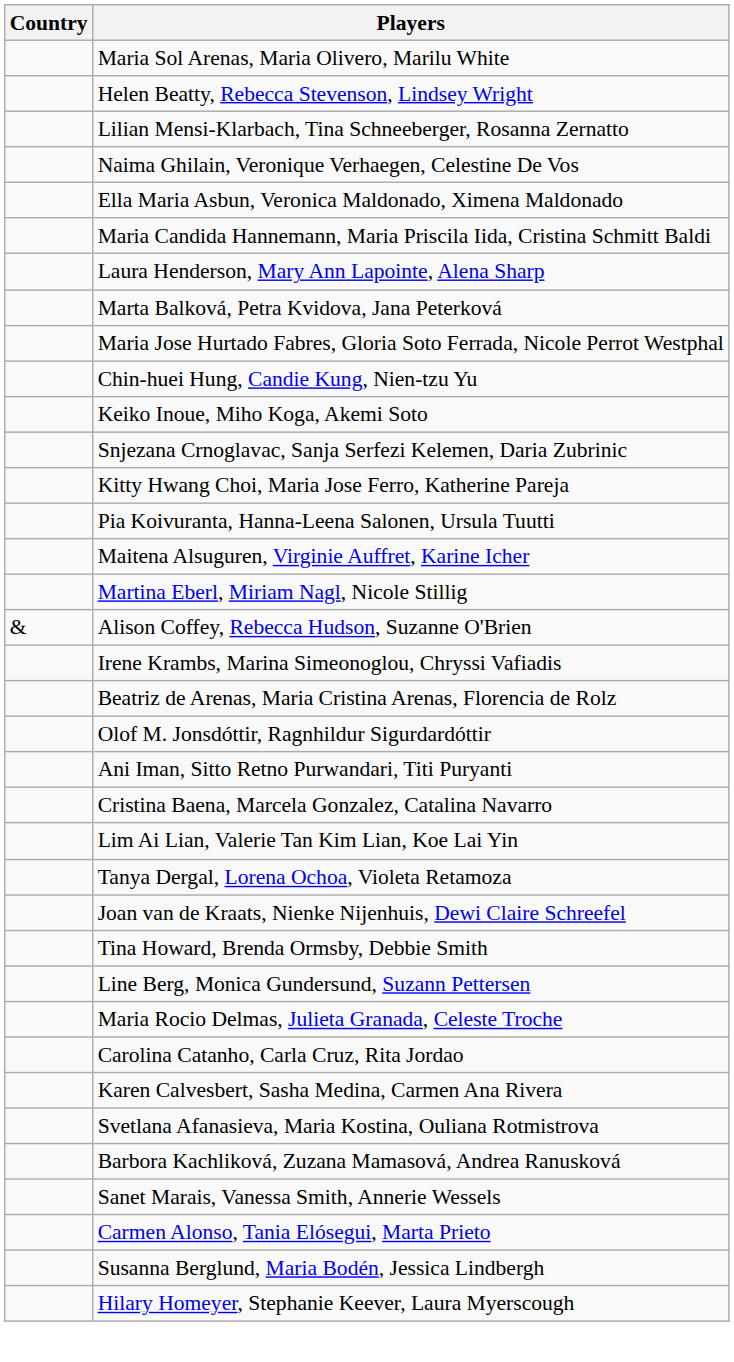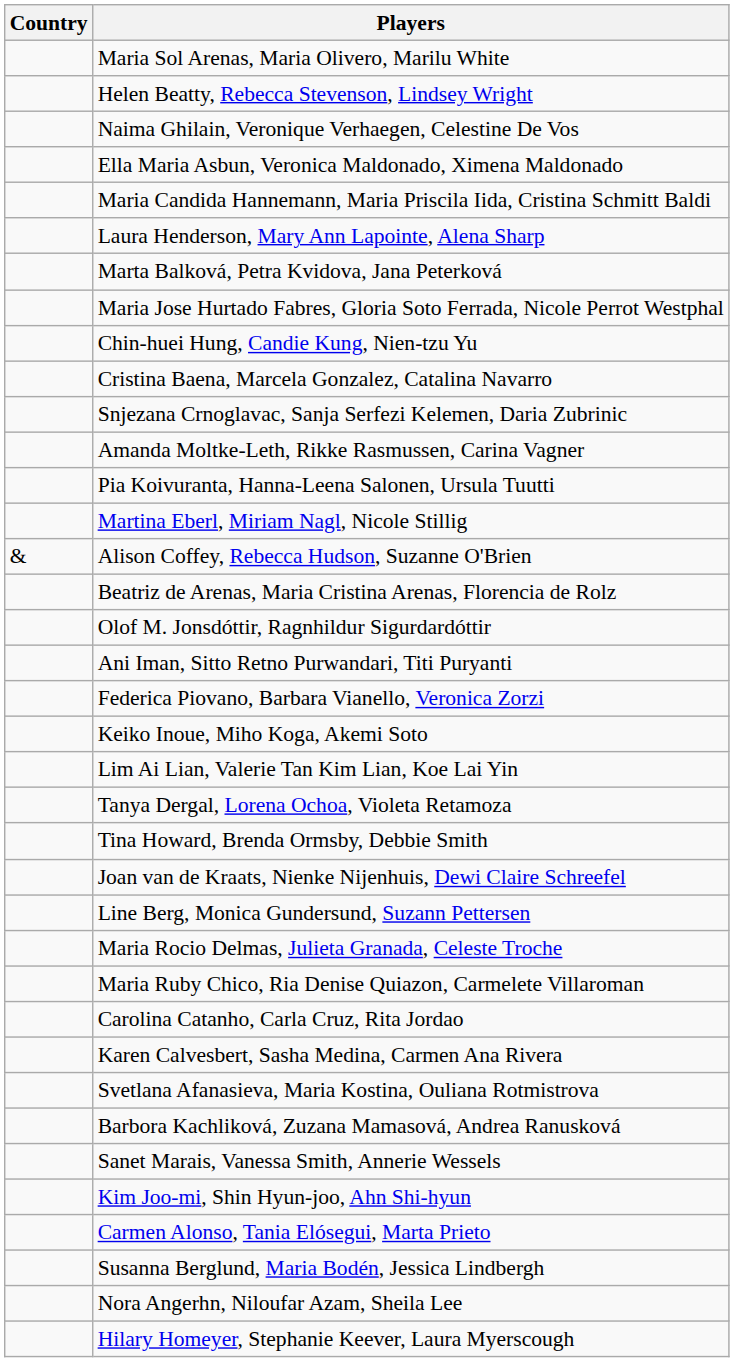- row: (363, 129)
rows swapped: (325, 805) <-> (263, 413)
+ row: (341, 449)
- row: (333, 485)
- row: (314, 556)
- row: (330, 663)
+ row: (321, 698)
rows swapped: (362, 912) <-> (293, 947)
+ row: (371, 983)
+ row: (284, 1196)
+ row: (280, 1303)
